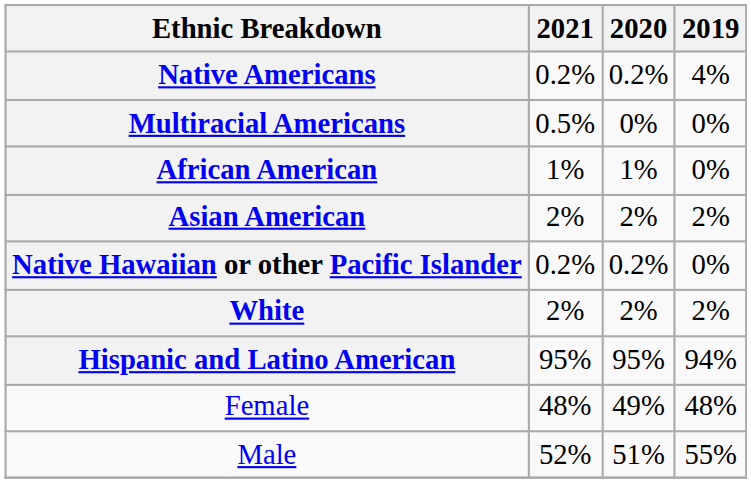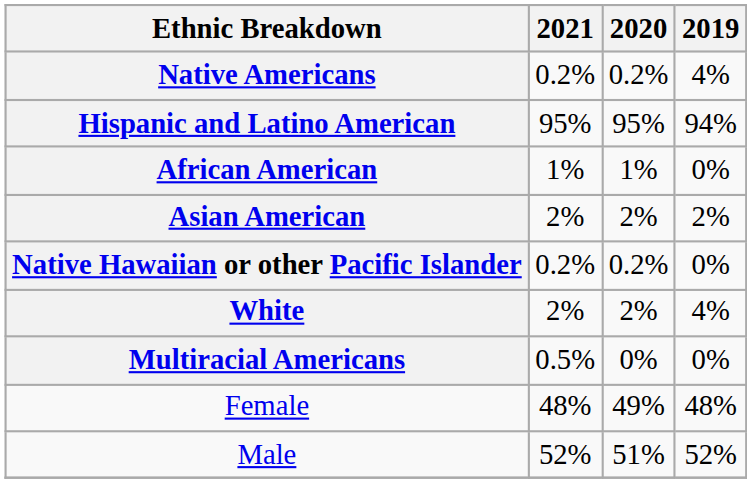rows swapped: (267, 359) <-> (267, 122)
(711, 312) 2% -> (711, 312) 4%
(711, 454) 55% -> (711, 454) 52%
